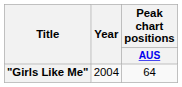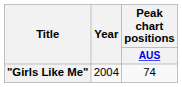(149, 73) 64 -> (149, 73) 74
